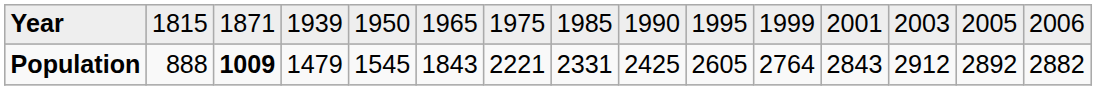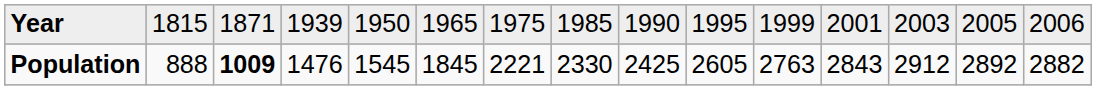(315, 64) 1479 -> (315, 64) 1476
(450, 64) 1843 -> (450, 64) 1845
(585, 64) 2331 -> (585, 64) 2330
(787, 64) 2764 -> (787, 64) 2763
